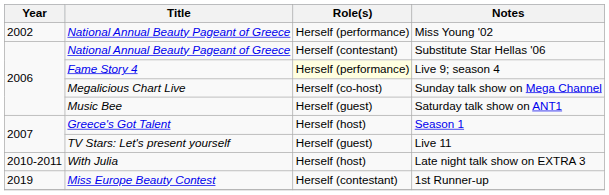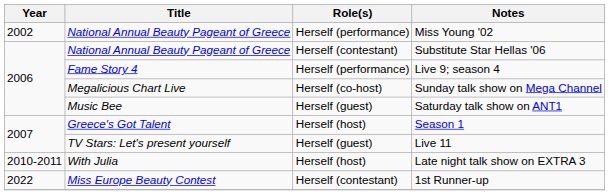(353, 69) lightyellow background -> (353, 69) no background
(20, 180) 2019 -> (20, 180) 2022
